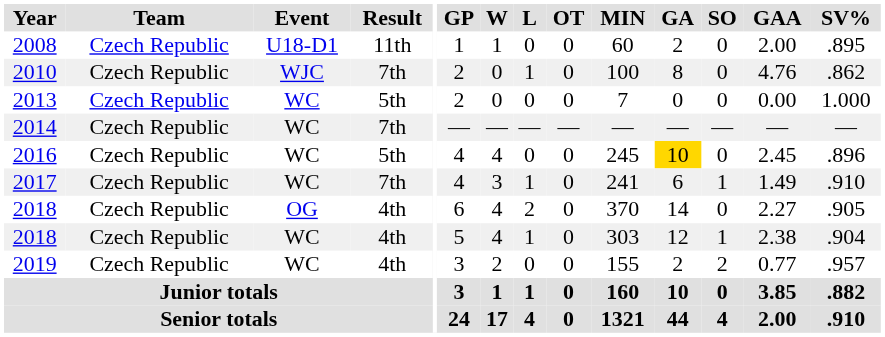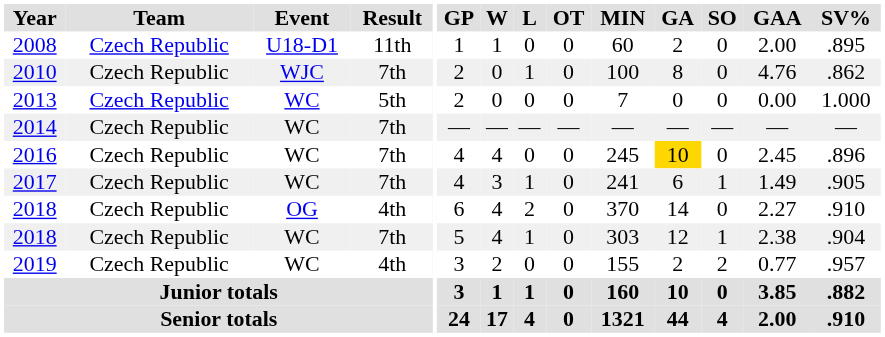(392, 154) 5th -> (392, 154) 7th
(846, 181) .910 -> (846, 181) .905
(846, 209) .905 -> (846, 209) .910
(392, 236) 4th -> (392, 236) 7th
